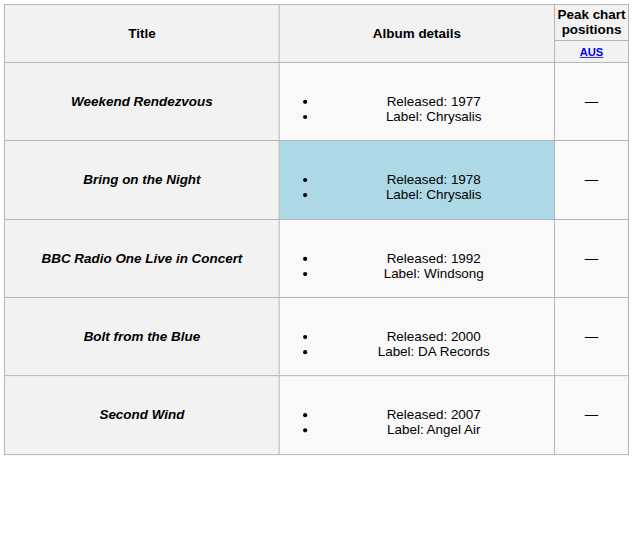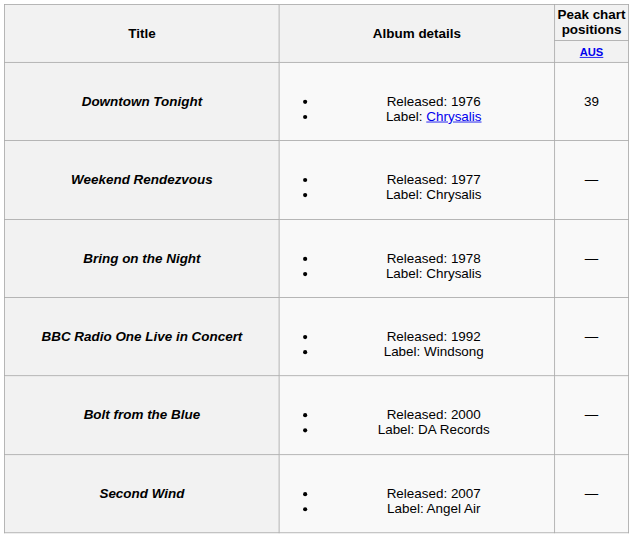+ row: (142, 101)
(417, 187) lightblue background -> (417, 266) no background
